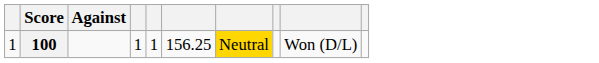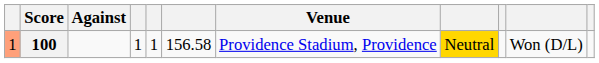+ column: (328, 17)
(13, 44) no background -> (13, 44) lightsalmon background
(189, 44) 156.25 -> (189, 44) 156.58
